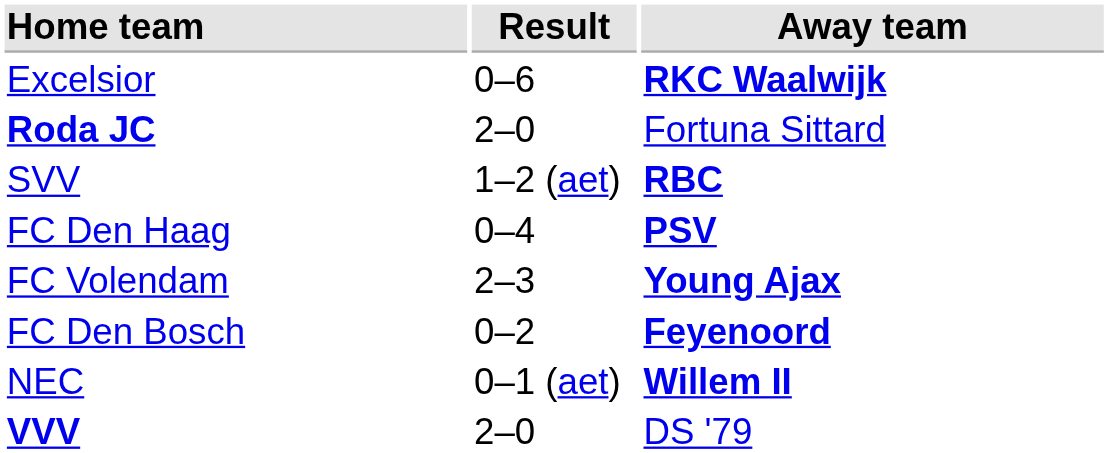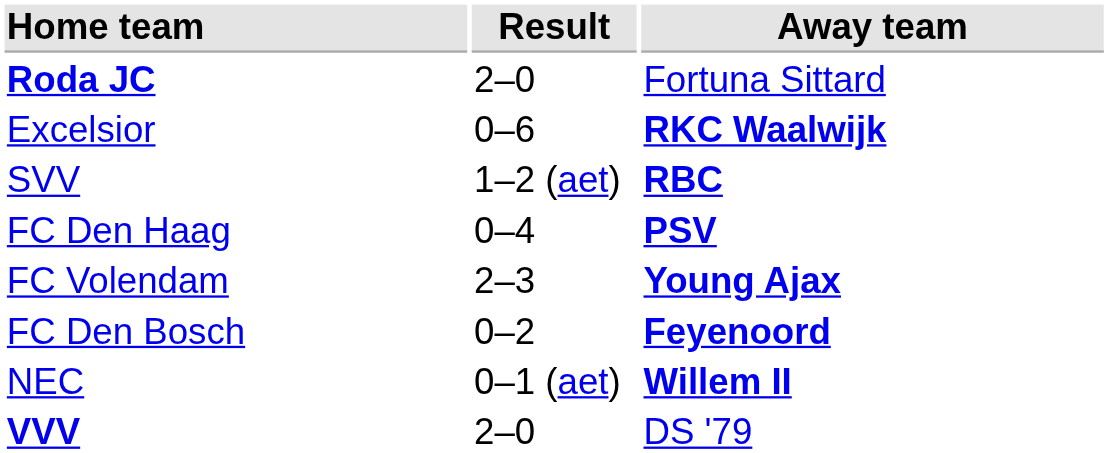rows swapped: (81, 129) <-> (81, 79)
